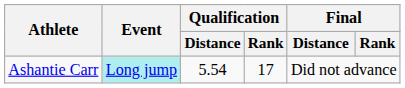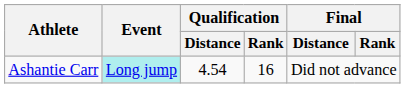(212, 69) 5.54 -> (212, 69) 4.54
(266, 69) 17 -> (266, 69) 16
